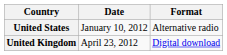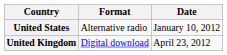columns swapped: (114, 12) <-> (186, 12)
